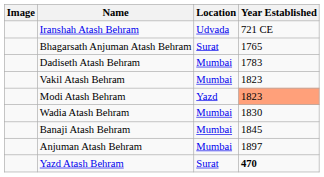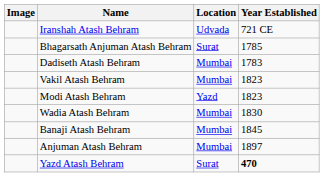(252, 46) 1765 -> (252, 46) 1785
(252, 96) lightsalmon background -> (252, 96) no background
